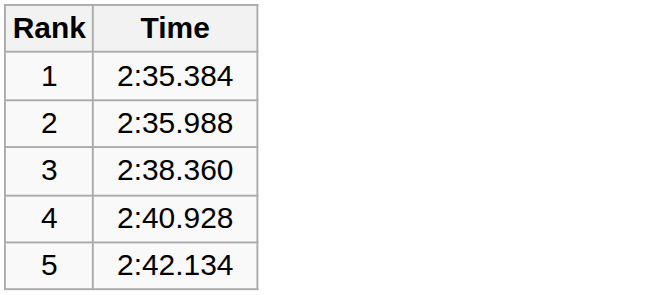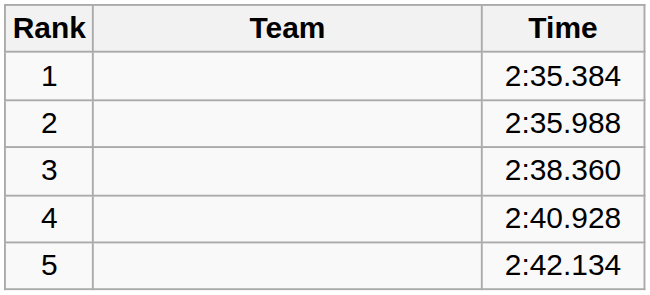+ column: (287, 28)
